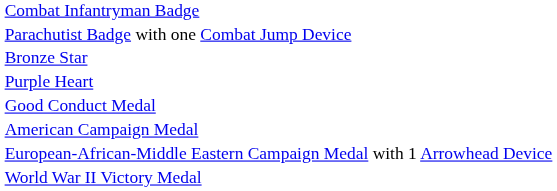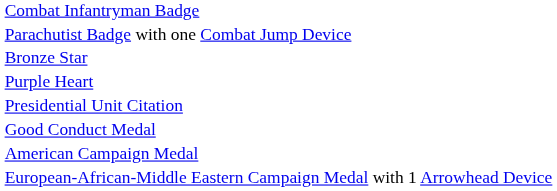+ row: (94, 105)
- row: (103, 177)
